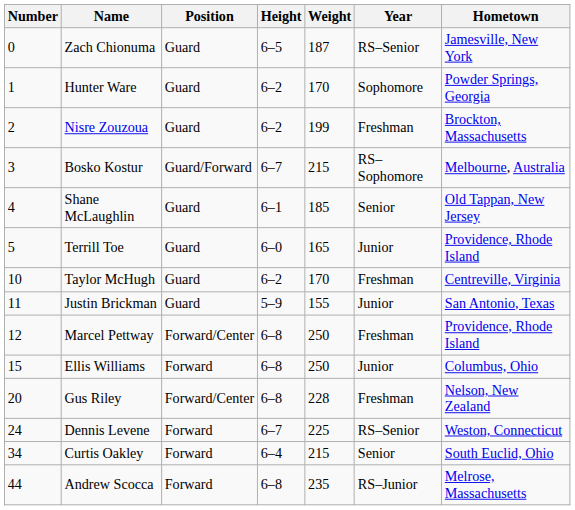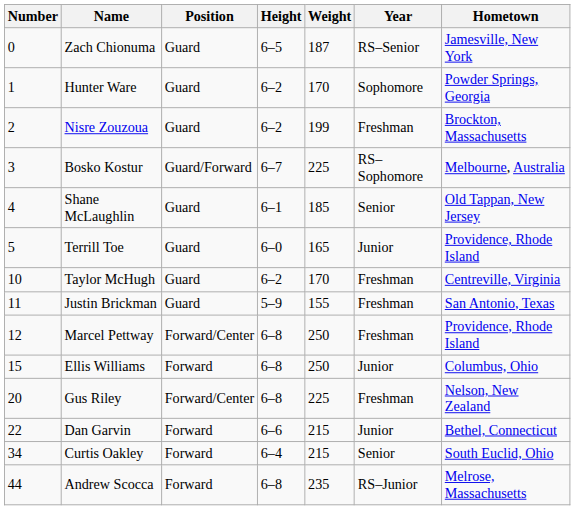(319, 168) 215 -> (319, 168) 225
(376, 303) Junior -> (386, 303) Freshman
(319, 398) 228 -> (319, 398) 225
+ row: (98, 429)
- row: (107, 429)
